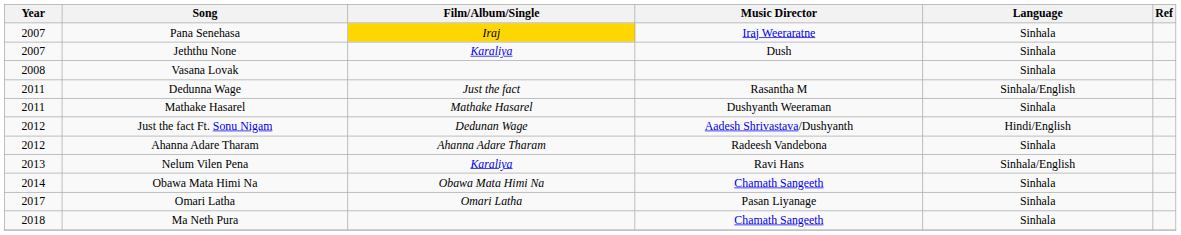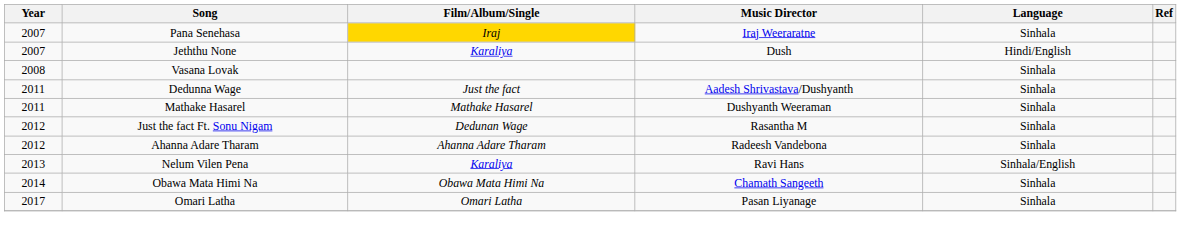(1038, 51) Sinhala -> (1038, 51) Hindi/English
(779, 88) Rasantha M -> (779, 88) Aadesh Shrivastava/Dushyanth
(1038, 88) Sinhala/English -> (1038, 88) Sinhala
(779, 126) Aadesh Shrivastava/Dushyanth -> (779, 126) Rasantha M
(1038, 126) Hindi/English -> (1038, 126) Sinhala
- row: (205, 220)
